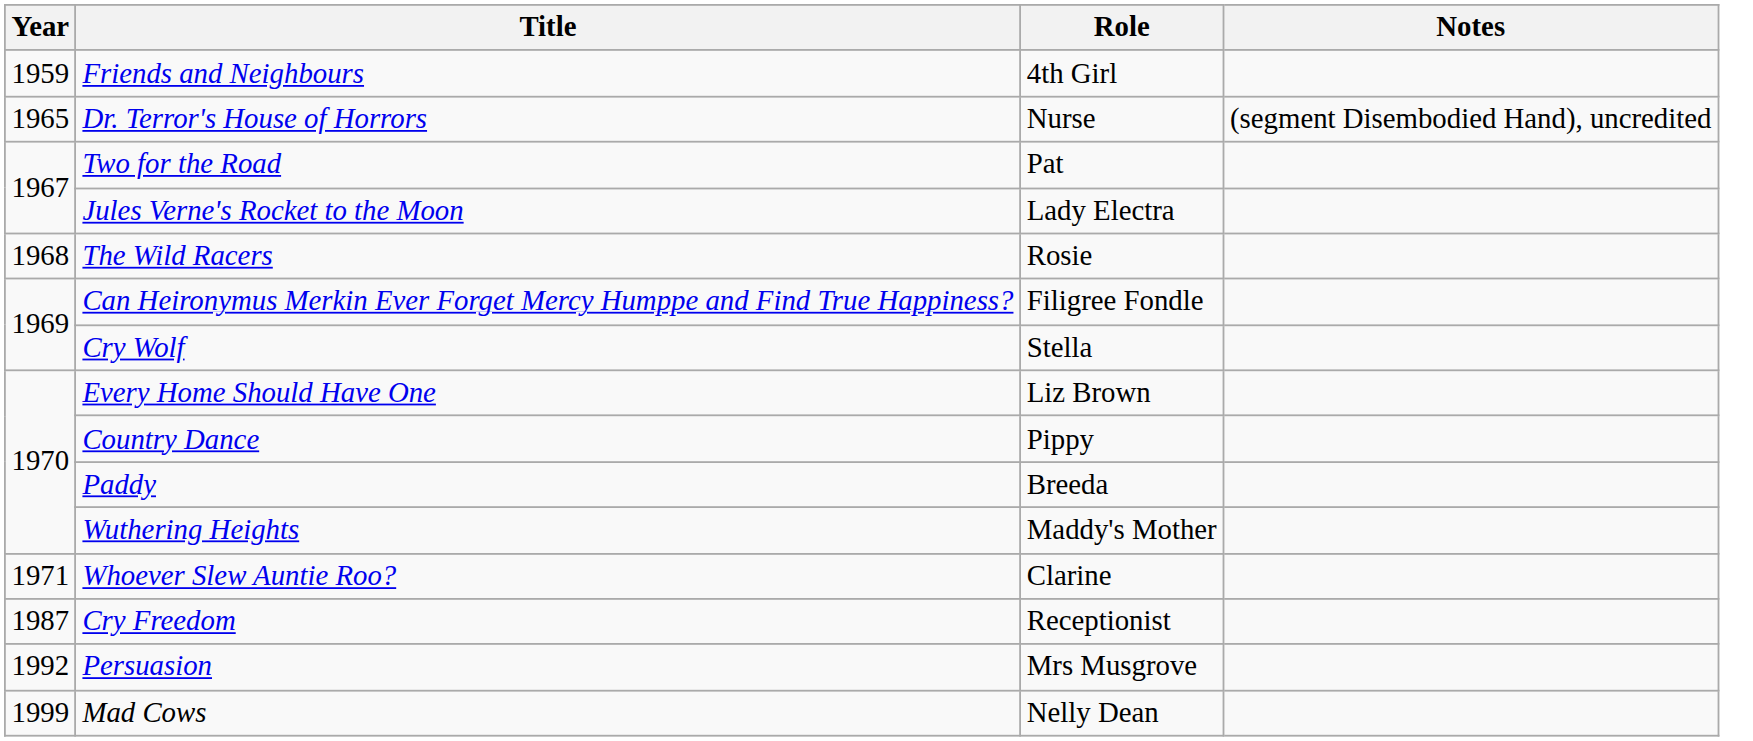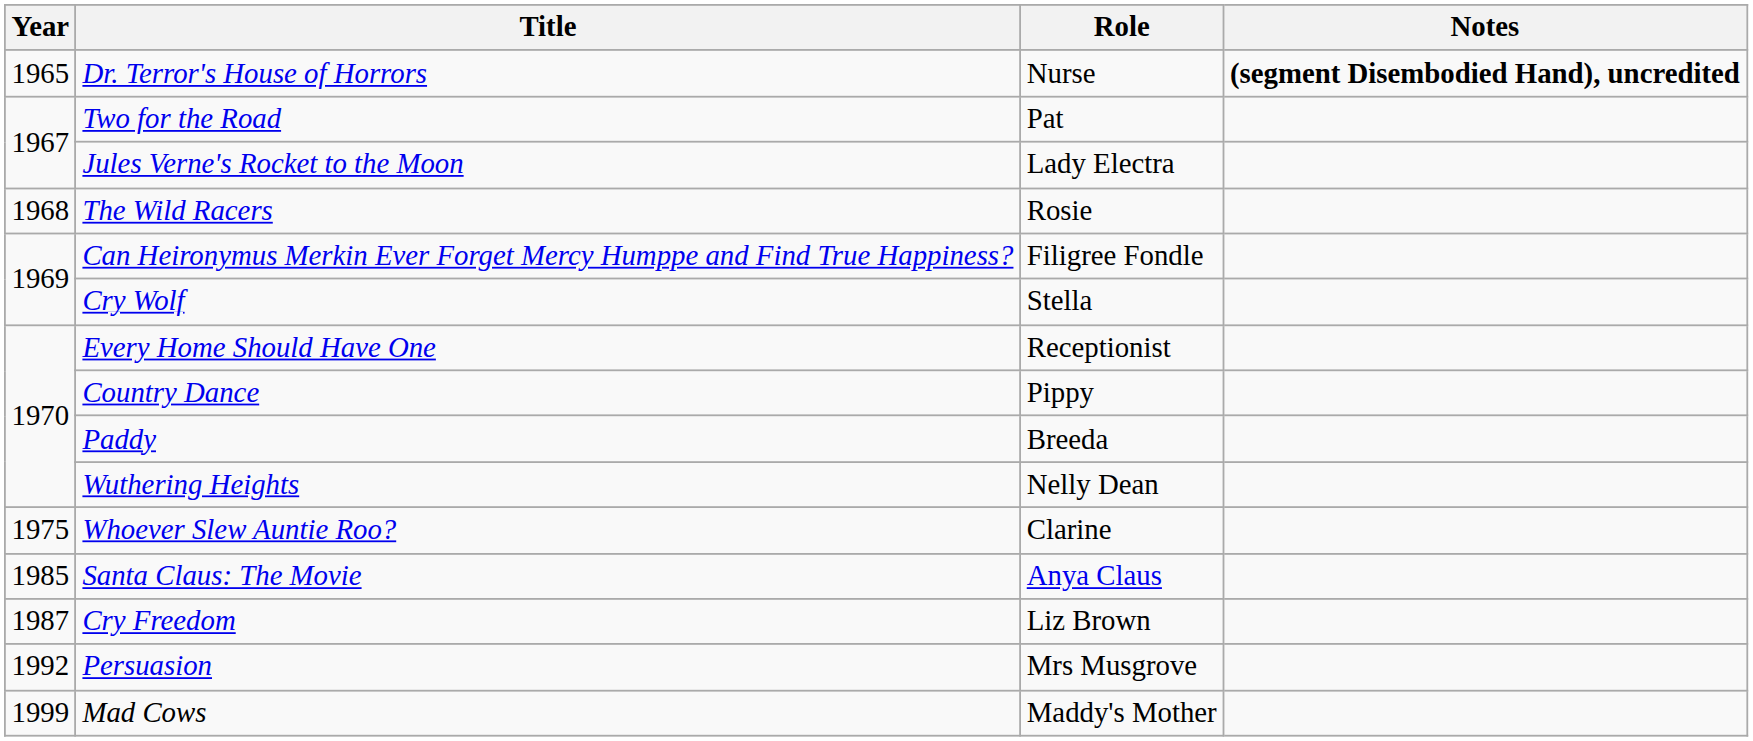- row: (223, 73)
(1471, 118) normal -> (1485, 73) bold
(1089, 392) Liz Brown -> (1099, 347) Receptionist
(1122, 529) Maddy's Mother -> (1093, 484) Nelly Dean
(40, 575) 1971 -> (40, 529) 1975
+ row: (222, 575)
(1099, 621) Receptionist -> (1089, 621) Liz Brown
(1093, 712) Nelly Dean -> (1122, 712) Maddy's Mother
